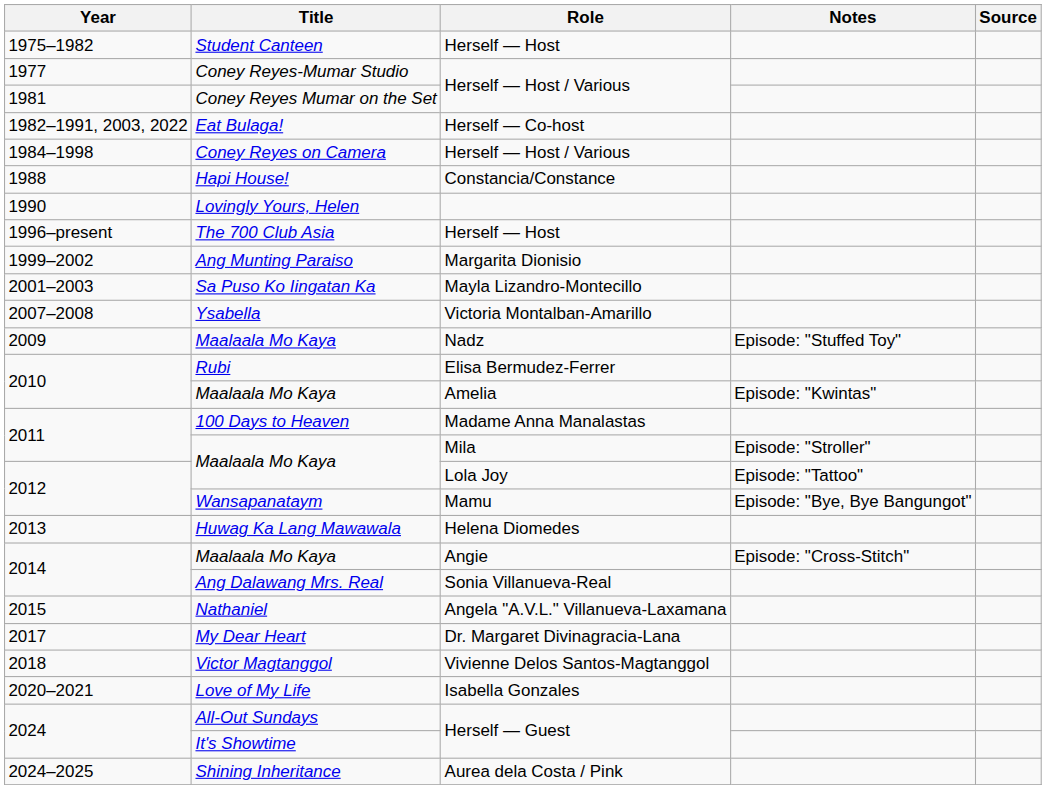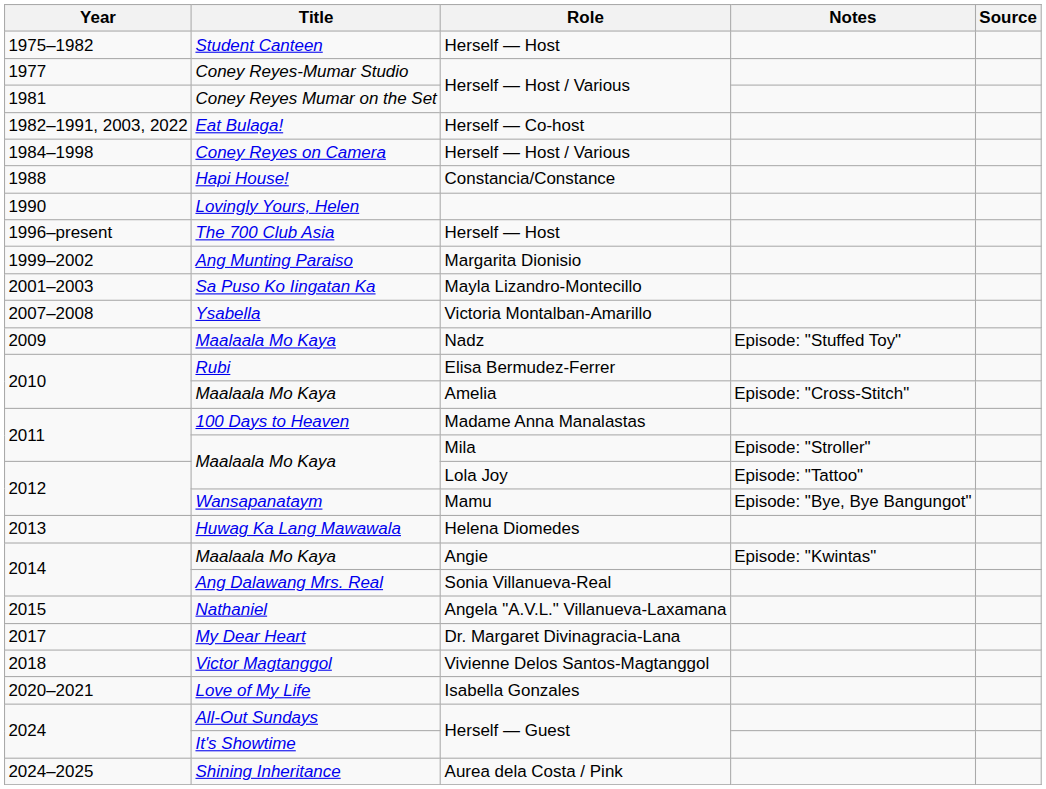(805, 394) Episode: "Kwintas" -> (822, 394) Episode: "Cross-Stitch"
(822, 555) Episode: "Cross-Stitch" -> (805, 555) Episode: "Kwintas"
